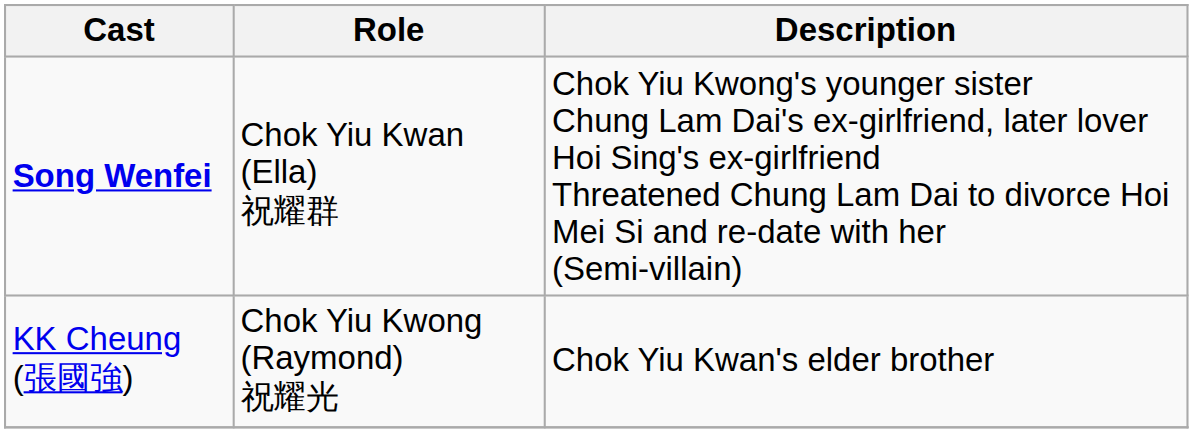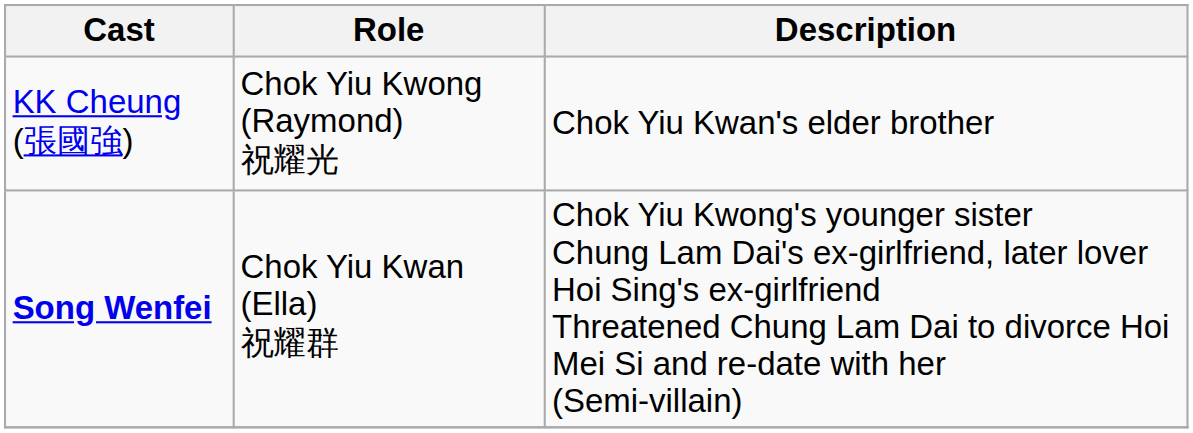rows swapped: (97, 358) <-> (112, 175)
